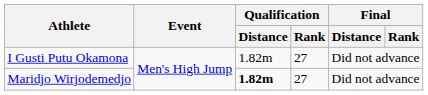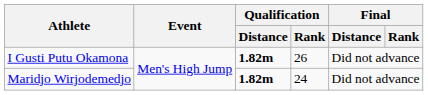(255, 57) normal -> (256, 57) bold
(301, 57) 27 -> (301, 57) 26
(301, 79) 27 -> (301, 79) 24
